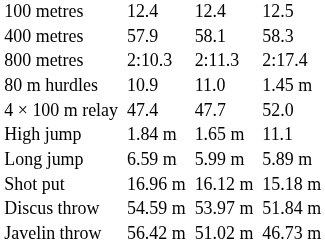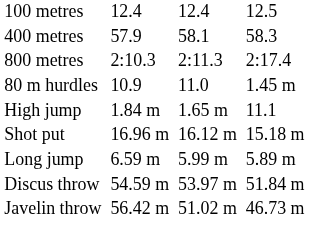- row: (61, 109)
rows swapped: (44, 159) <-> (34, 183)
